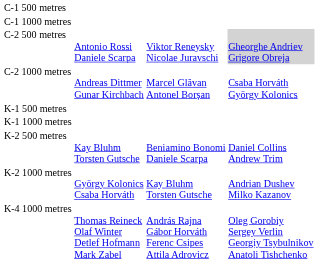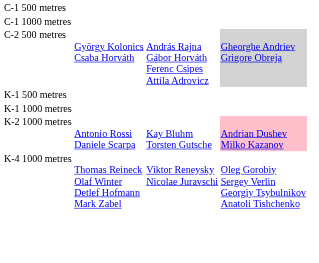(105, 52) Antonio Rossi Daniele Scarpa -> (109, 52) György Kolonics Csaba Horváth
(182, 52) Viktor Reneysky Nicolae Juravschi -> (177, 63) András Rajna Gábor Horváth Ferenc Csipes Attila Adrovicz
- row: (37, 72)
- row: (35, 136)
(109, 189) György Kolonics Csaba Horváth -> (105, 139) Antonio Rossi Daniele Scarpa
(261, 189) no background -> (254, 139) pink background
(178, 237) András Rajna Gábor Horváth Ferenc Csipes Attila Adrovicz -> (182, 175) Viktor Reneysky Nicolae Juravschi
